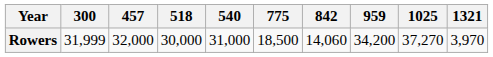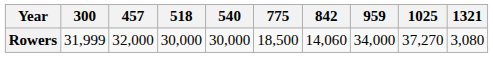(230, 40) 31,000 -> (230, 40) 30,000
(375, 40) 34,200 -> (375, 40) 34,000
(467, 40) 3,970 -> (467, 40) 3,080
